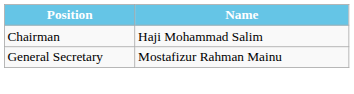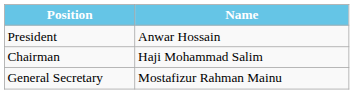+ row: (32, 36)
